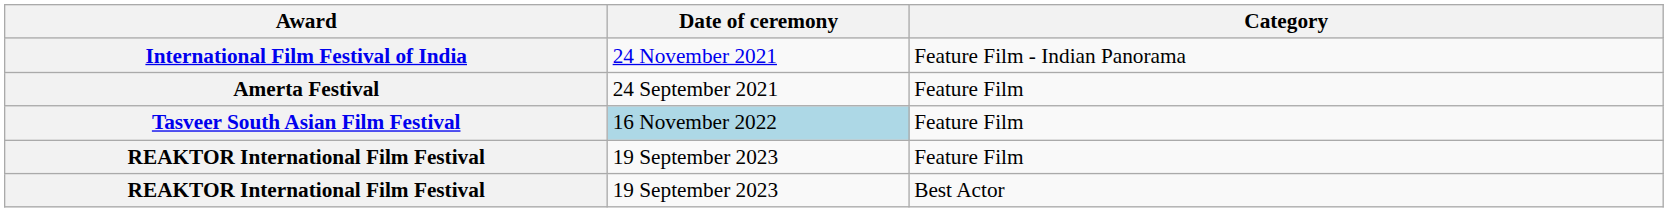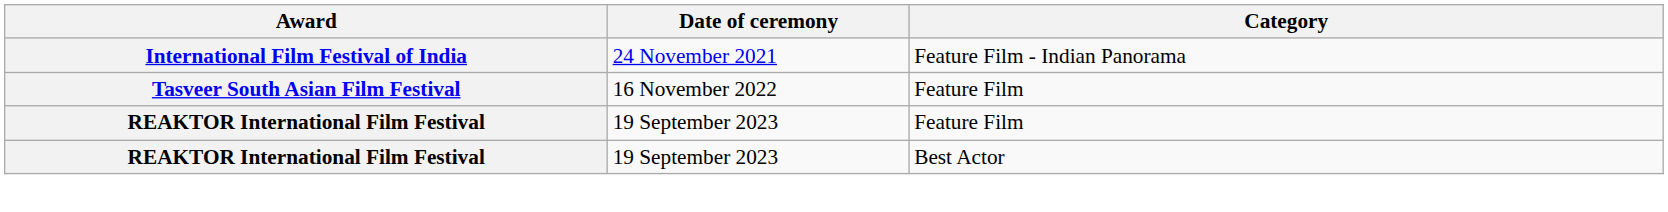- row: (306, 88)
(695, 122) lightblue background -> (695, 88) no background
